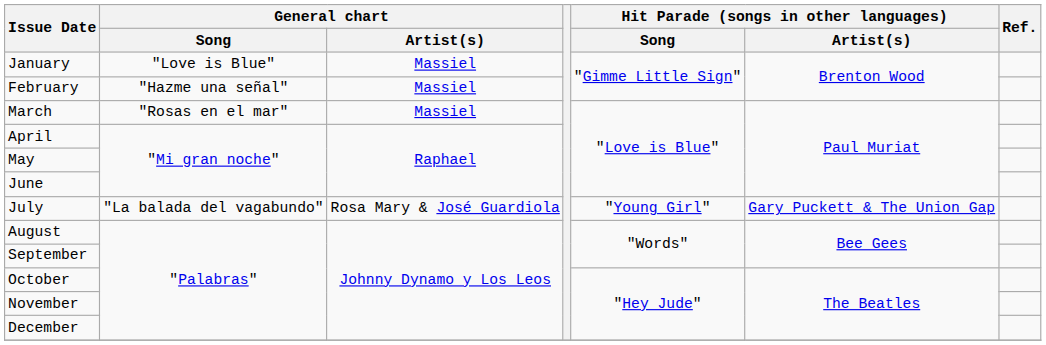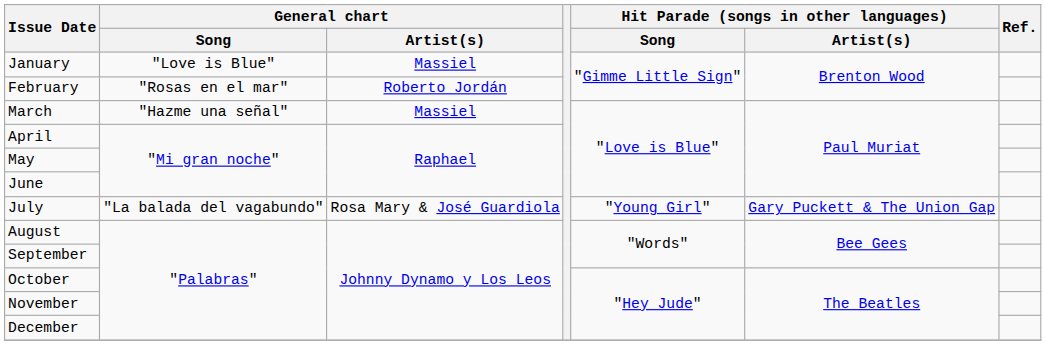(213, 88) "Hazme una señal" -> (213, 88) "Rosas en el mar"
(445, 88) Massiel -> (445, 88) Roberto Jordán
(213, 112) "Rosas en el mar" -> (213, 112) "Hazme una señal"
